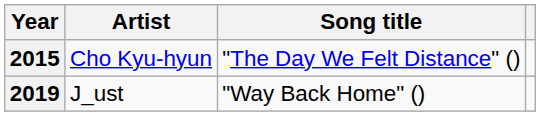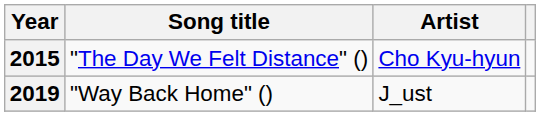columns swapped: (371, 22) <-> (141, 22)
